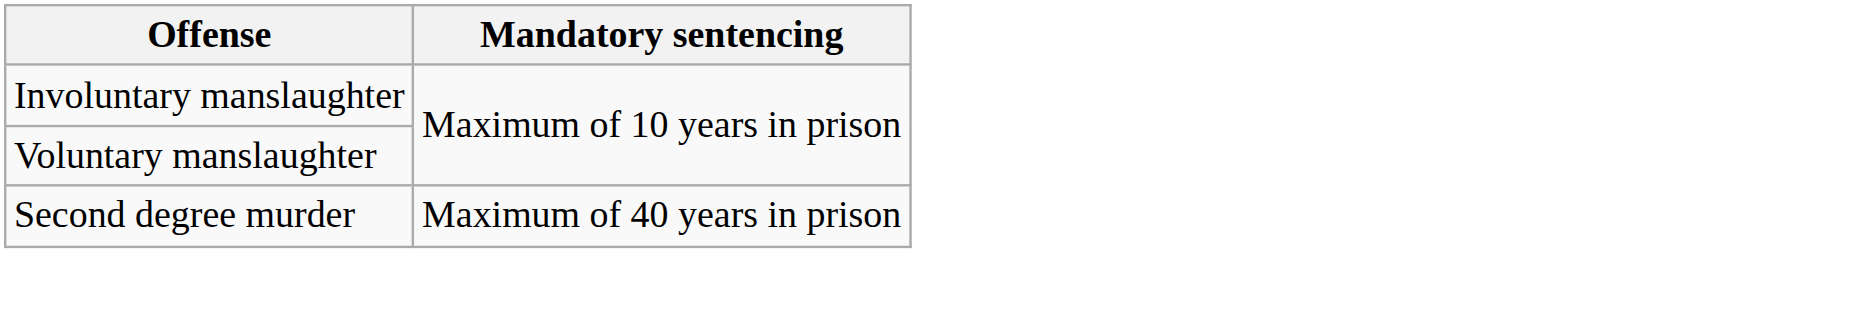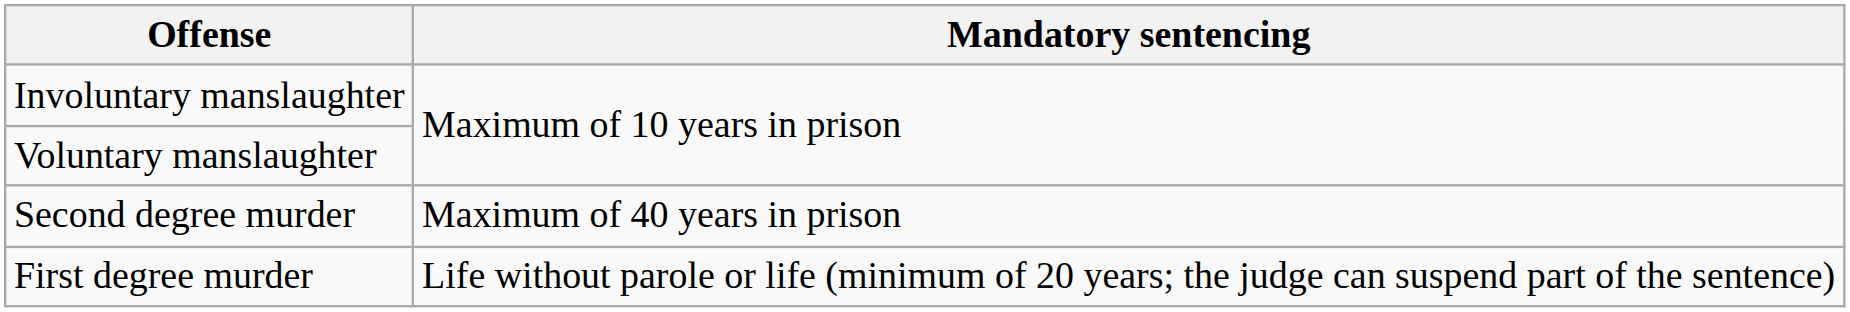+ row: (163, 275)
